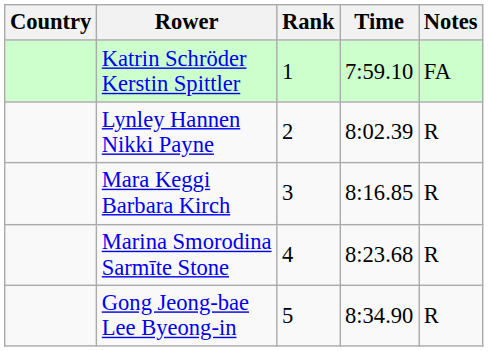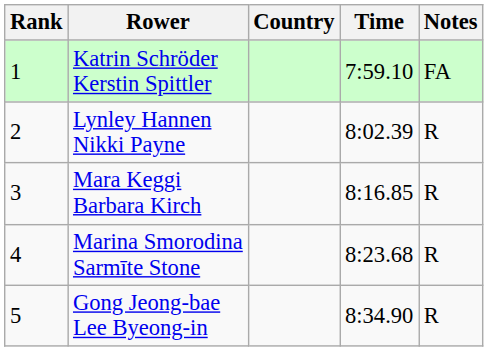columns swapped: (308, 22) <-> (51, 22)
